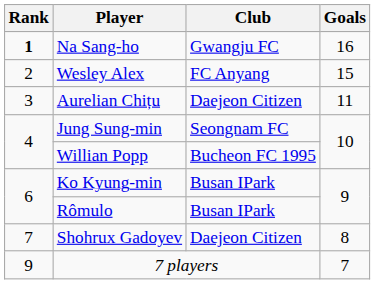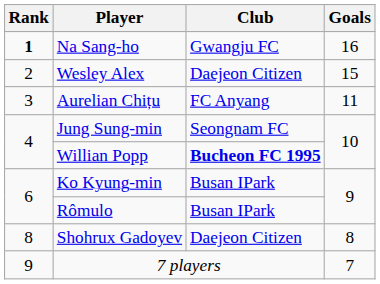(230, 73) FC Anyang -> (246, 73) Daejeon Citizen
(246, 100) Daejeon Citizen -> (230, 100) FC Anyang
(253, 155) normal -> (255, 155) bold
(29, 237) 7 -> (29, 237) 8
